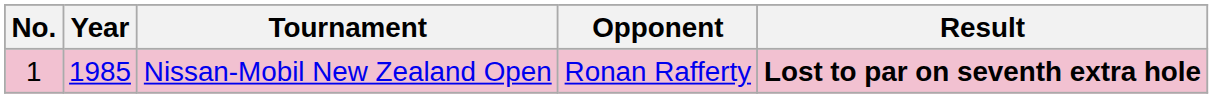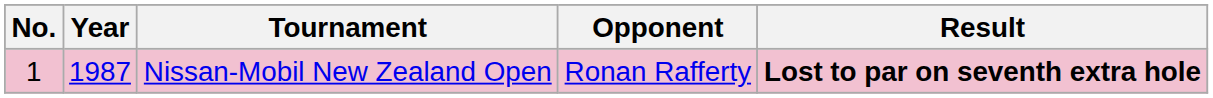(100, 71) 1985 -> (100, 71) 1987
